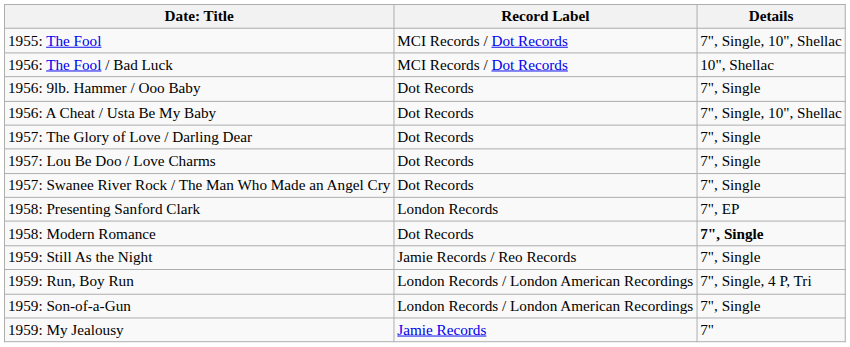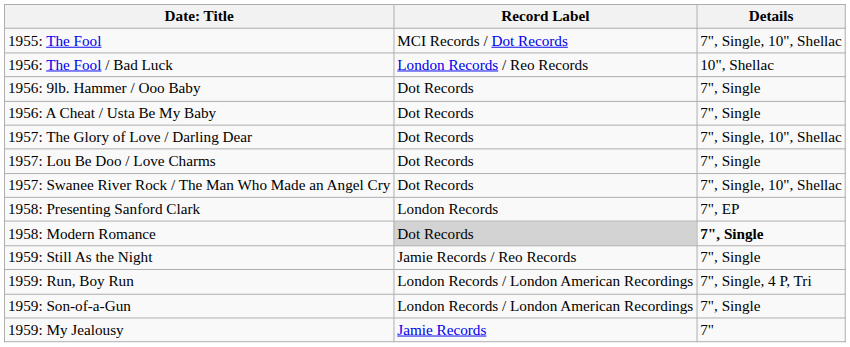(483, 64) MCI Records / Dot Records -> (493, 64) London Records / Reo Records
(771, 112) 7", Single, 10", Shellac -> (730, 112) 7", Single
(730, 137) 7", Single -> (771, 137) 7", Single, 10", Shellac
(730, 185) 7", Single -> (771, 185) 7", Single, 10", Shellac
(436, 233) no background -> (436, 233) lightgrey background
